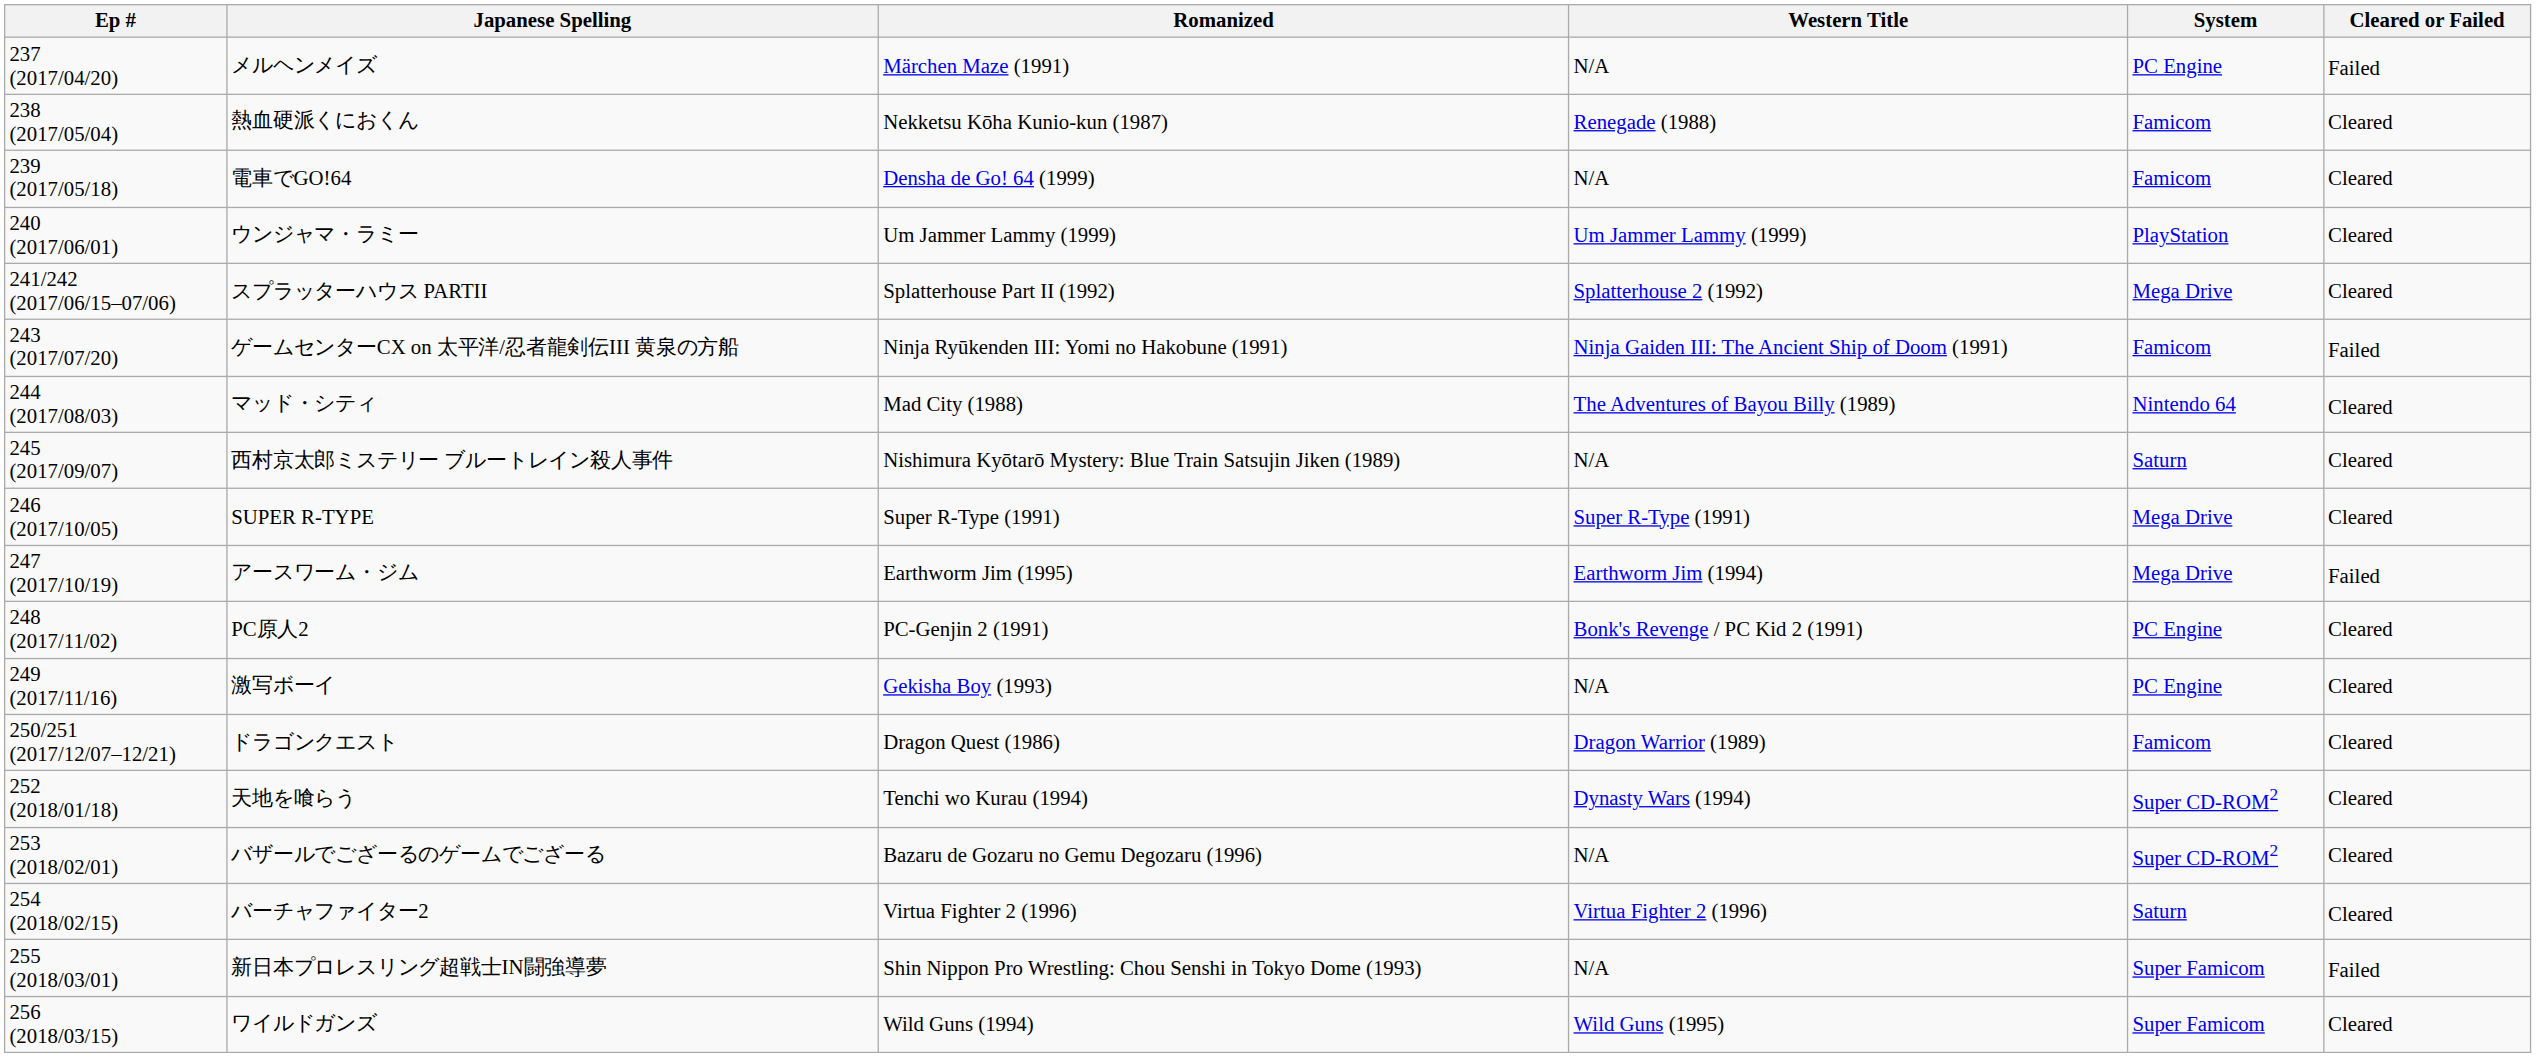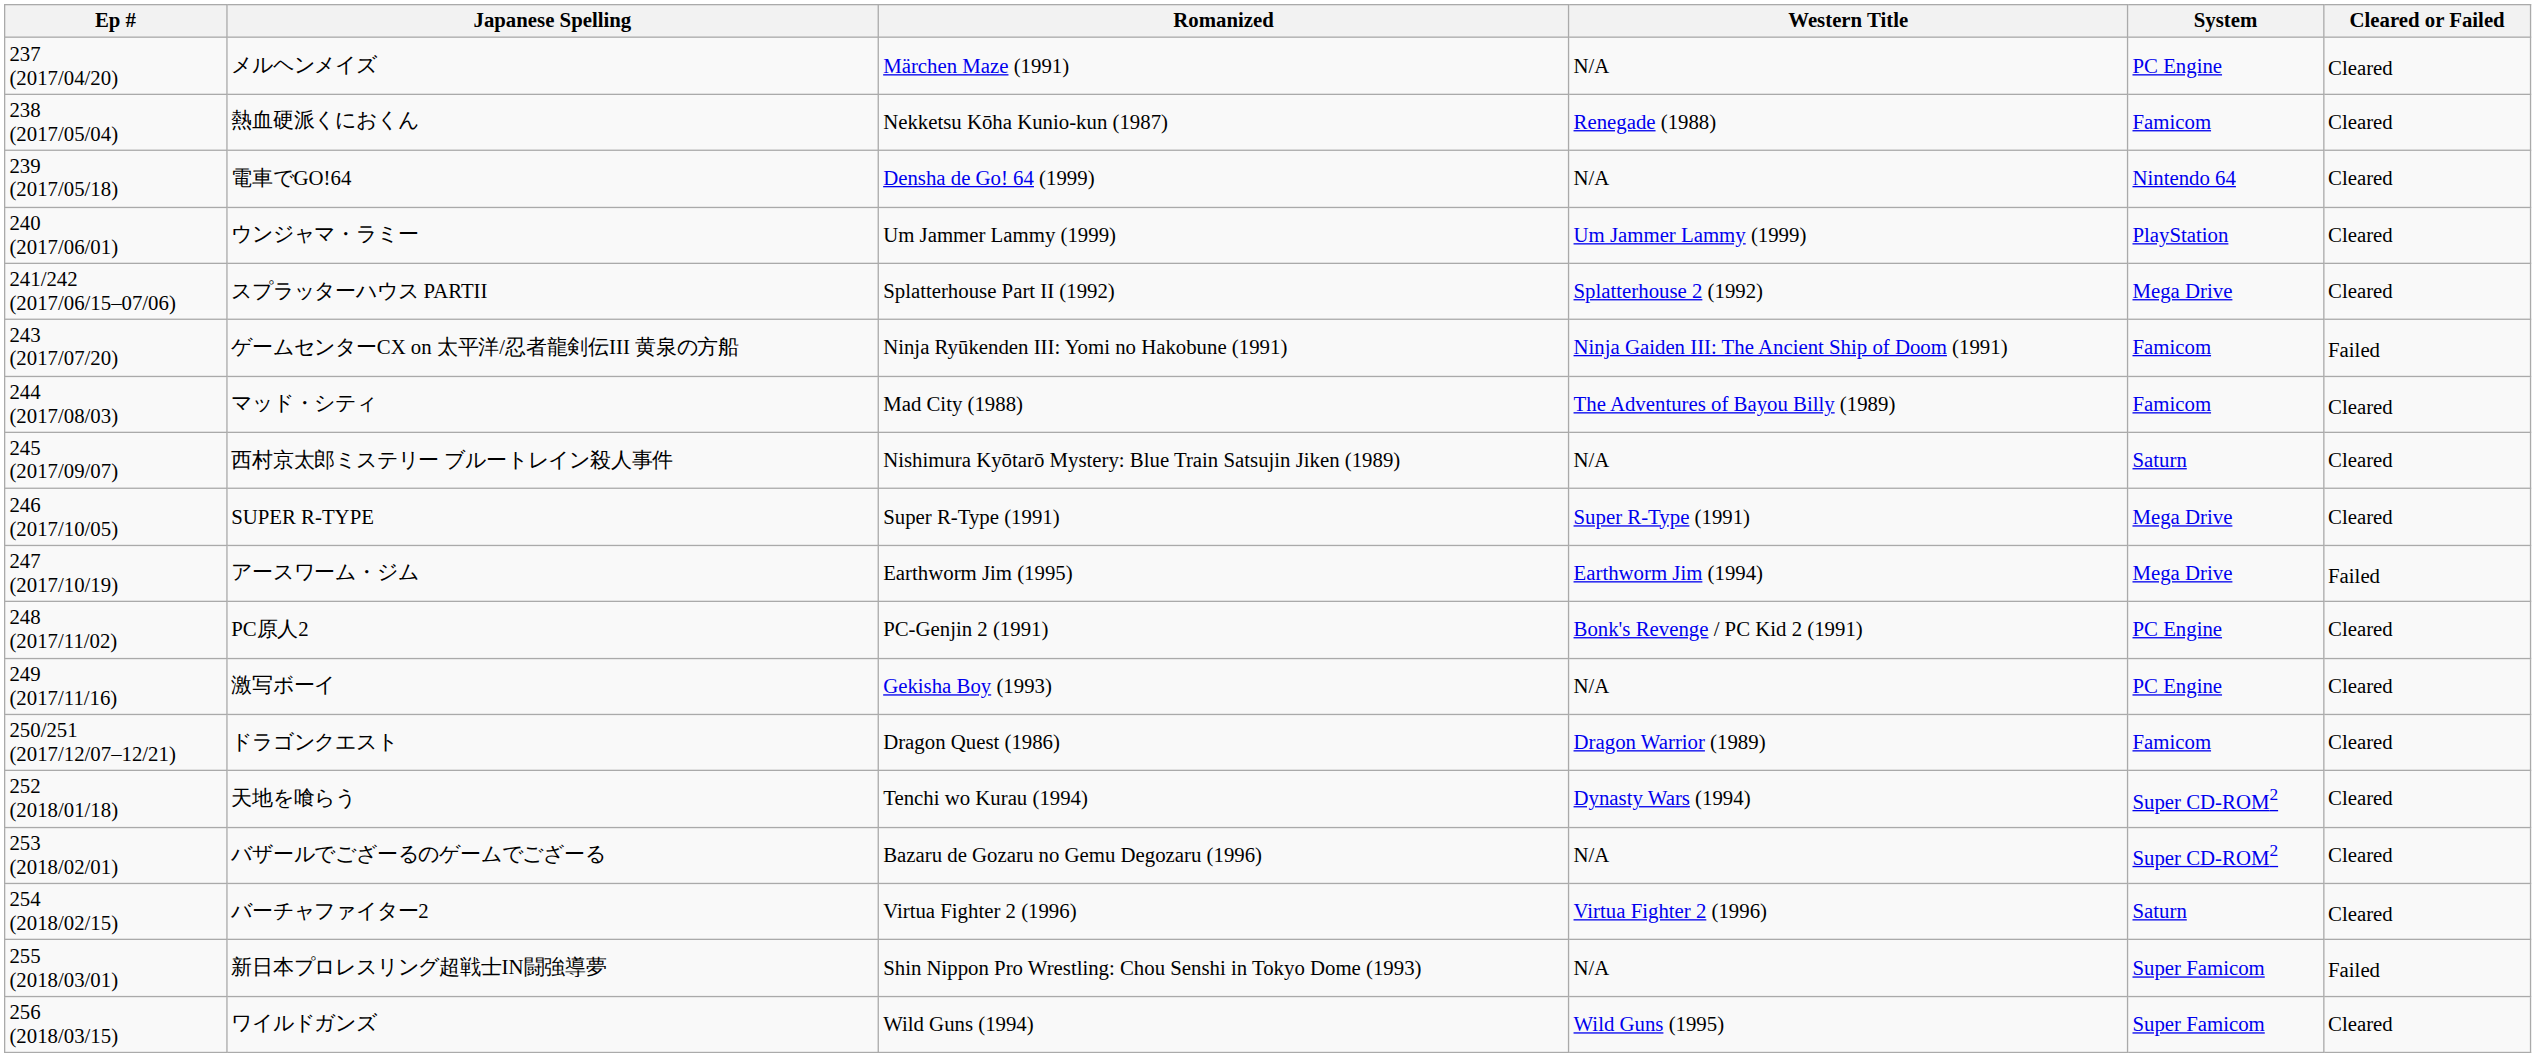(2354, 68) Failed -> (2360, 68) Cleared
(2172, 178) Famicom -> (2184, 178) Nintendo 64
(2184, 404) Nintendo 64 -> (2172, 404) Famicom
